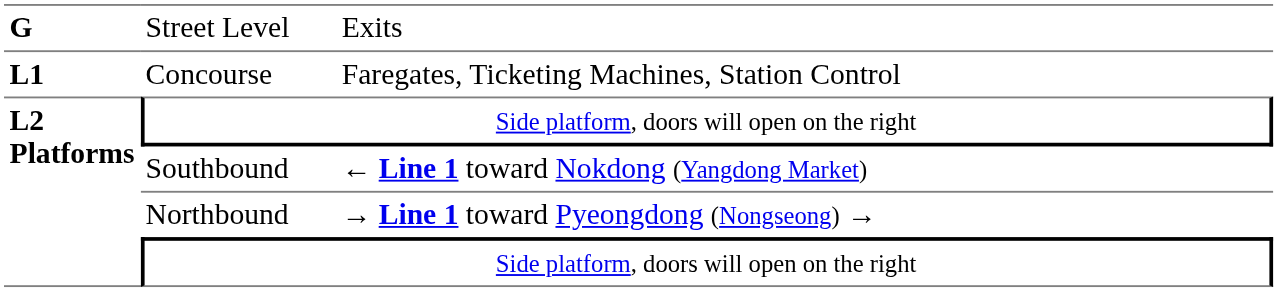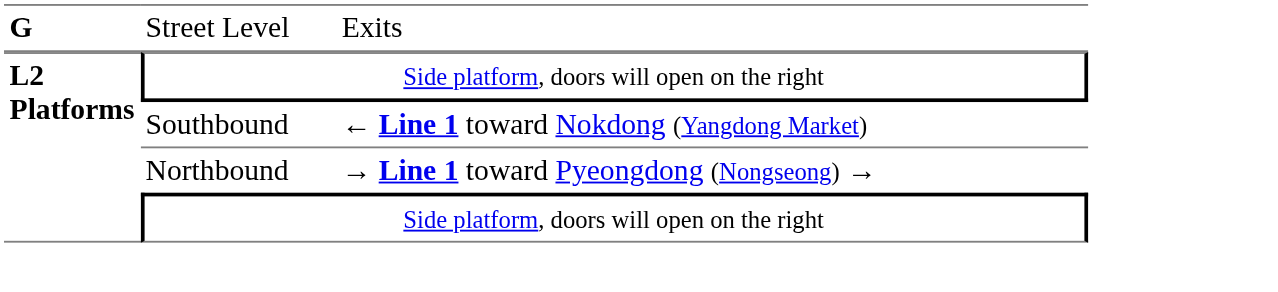- row: (209, 73)
